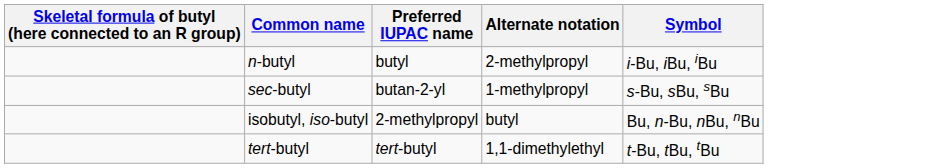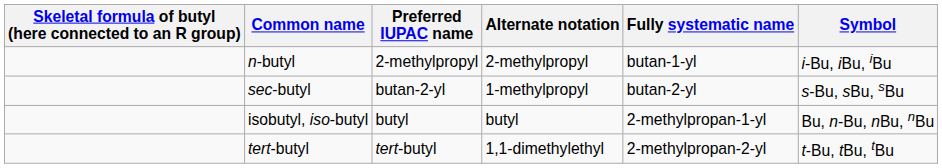+ column: (711, 25)
(392, 61) butyl -> (427, 61) 2-methylpropyl
(427, 119) 2-methylpropyl -> (392, 119) butyl
